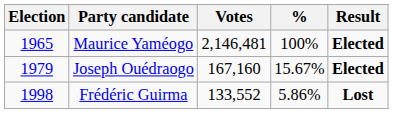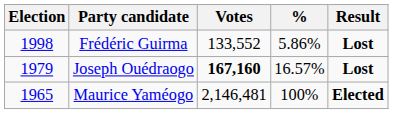rows swapped: (133, 43) <-> (133, 95)
(234, 69) normal -> (234, 69) bold
(299, 69) 15.67% -> (299, 69) 16.57%
(358, 69) Elected -> (358, 69) Lost
